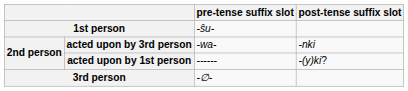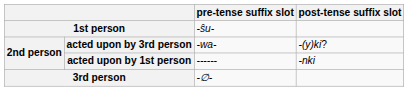(307, 45) -nki -> (313, 45) -(y)ki?
(313, 61) -(y)ki? -> (307, 61) -nki
